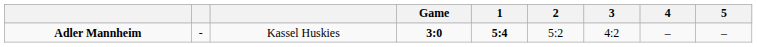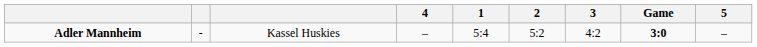columns swapped: (434, 13) <-> (668, 13)
(500, 32) bold -> (481, 32) normal
